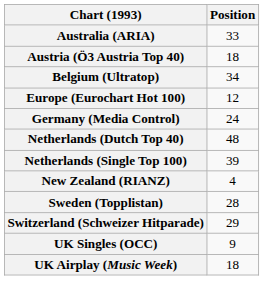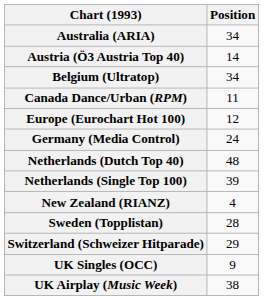(233, 35) 33 -> (233, 35) 34
(233, 56) 18 -> (233, 56) 14
+ row: (106, 98)
(233, 264) 18 -> (233, 285) 38
